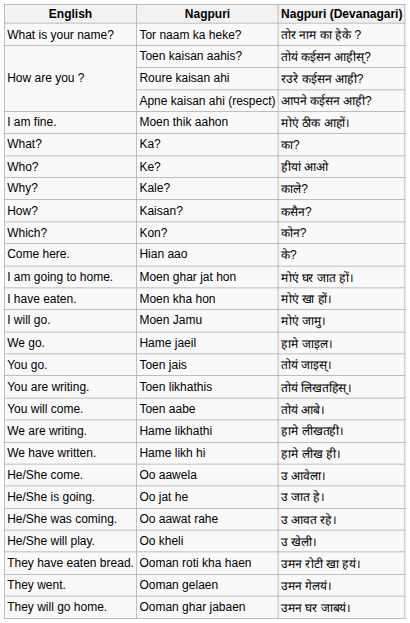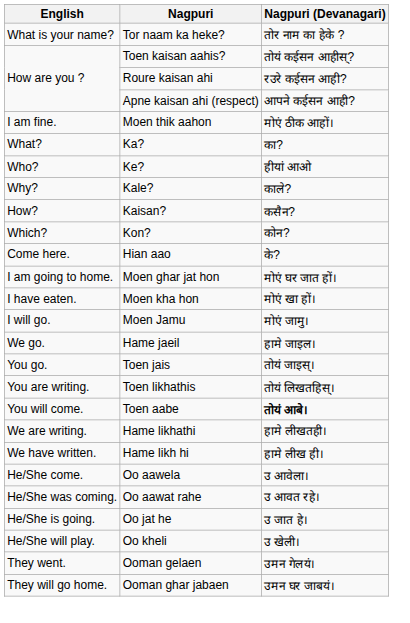(303, 409) normal -> (286, 409) bold
rows swapped: (164, 497) <-> (179, 519)
- row: (195, 563)
